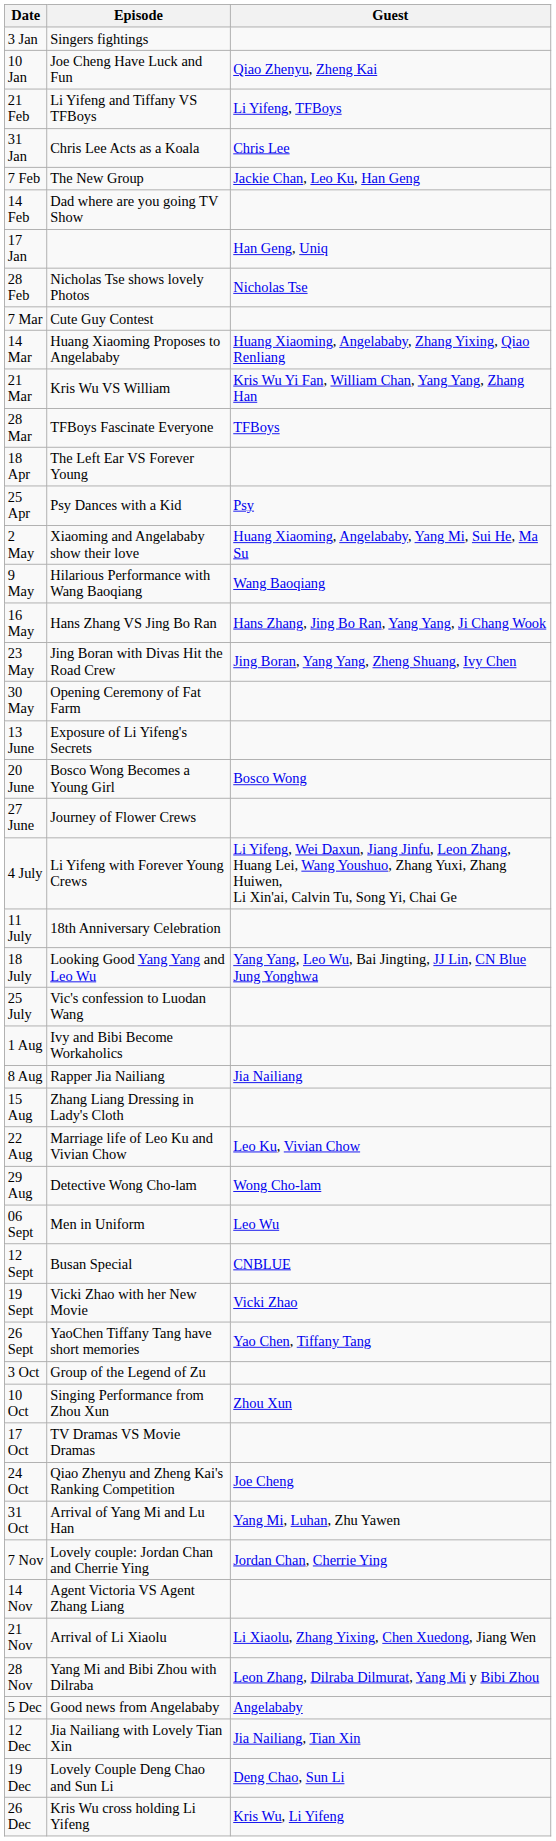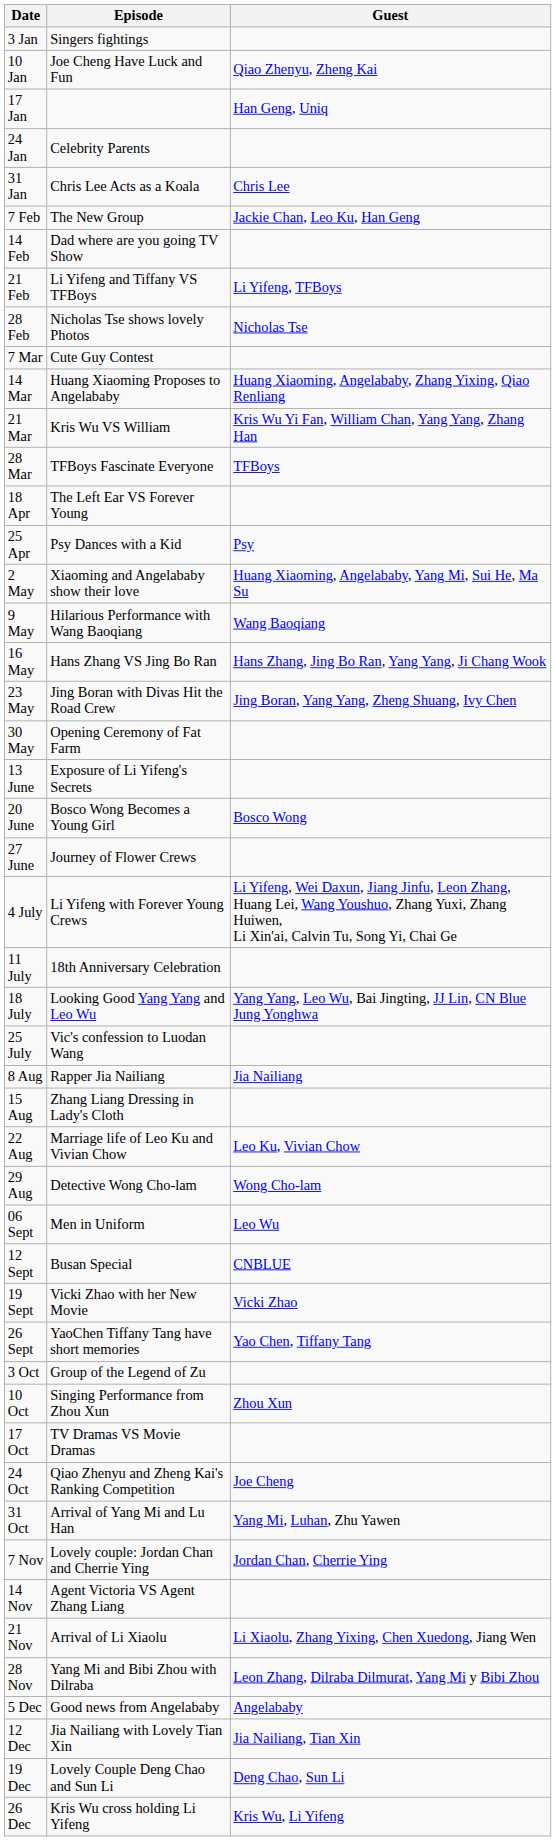rows swapped: (17, 248) <-> (19, 108)
+ row: (17, 147)
- row: (25, 1045)
